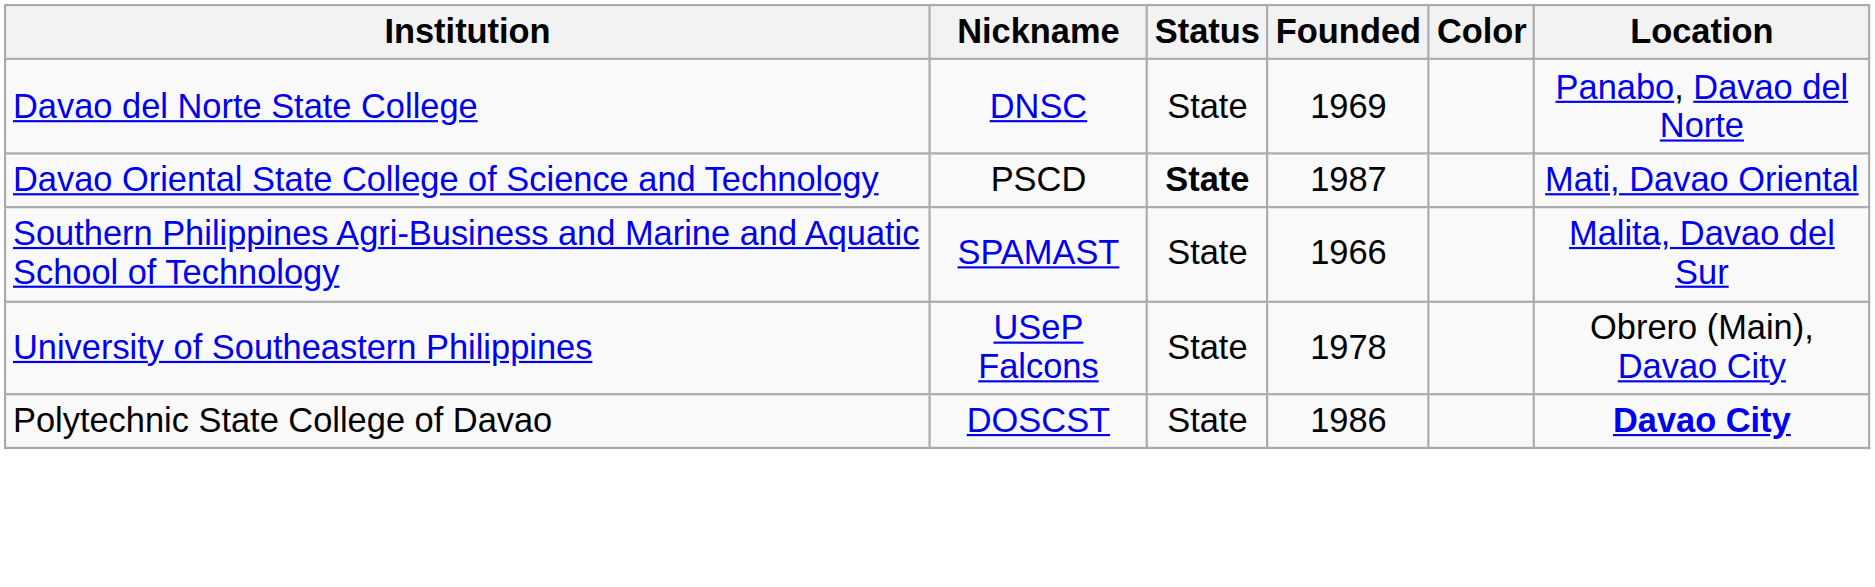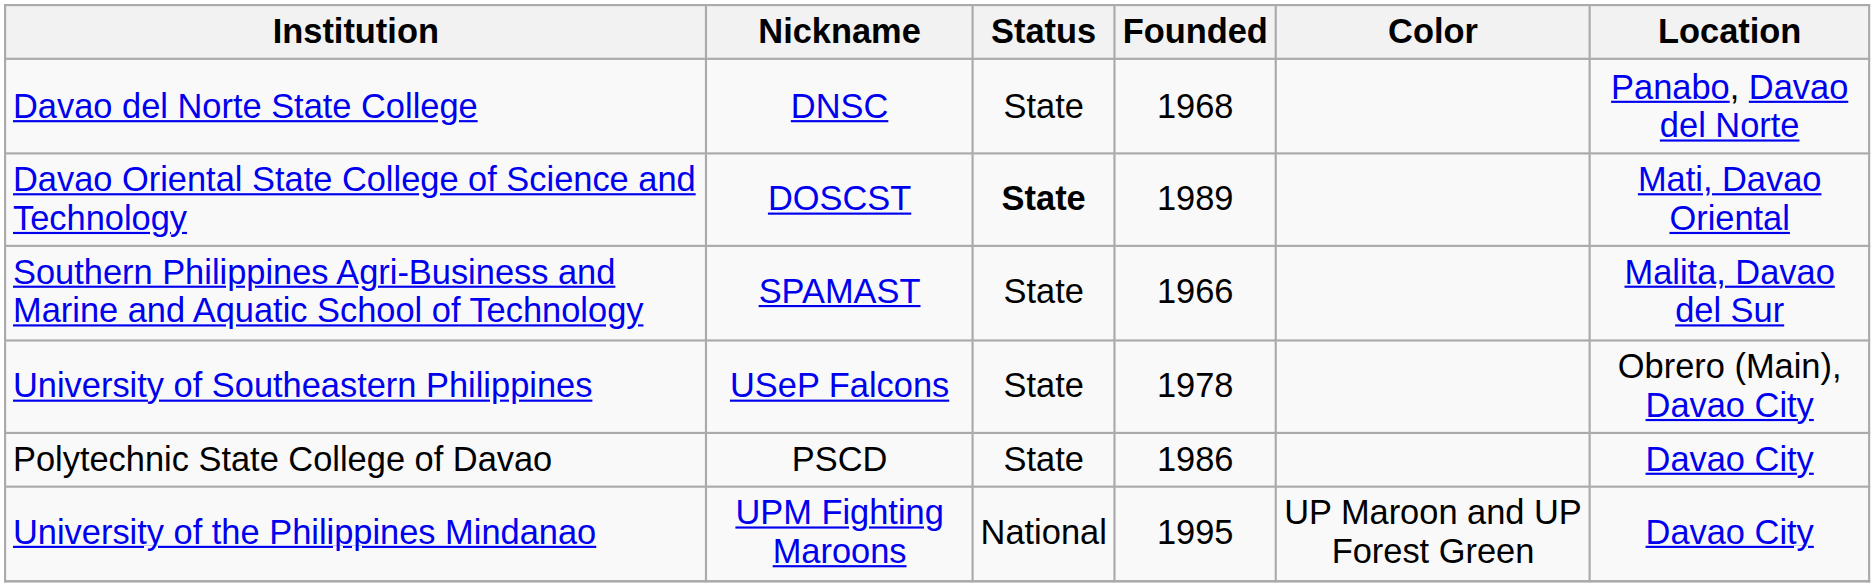(1348, 105) 1969 -> (1195, 105) 1968
(1038, 179) PSCD -> (840, 198) DOSCST
(1348, 179) 1987 -> (1195, 198) 1989
(1038, 420) DOSCST -> (840, 459) PSCD
(1702, 420) bold -> (1730, 459) normal
+ row: (305, 533)
